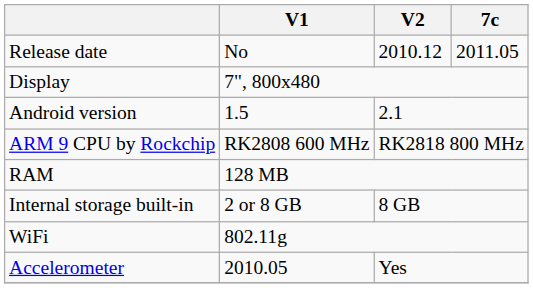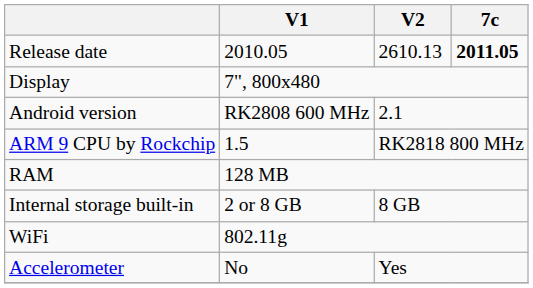(236, 50) No -> (256, 50) 2010.05
(410, 50) 2010.12 -> (410, 50) 2610.13
(487, 50) normal -> (487, 50) bold
(236, 112) 1.5 -> (297, 112) RK2808 600 MHz
(297, 143) RK2808 600 MHz -> (236, 143) 1.5
(256, 267) 2010.05 -> (236, 267) No
